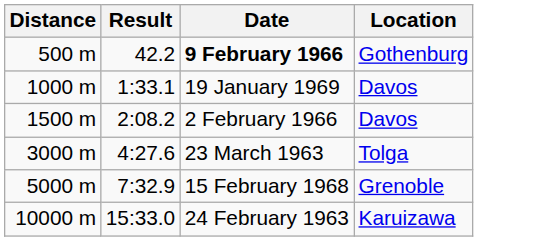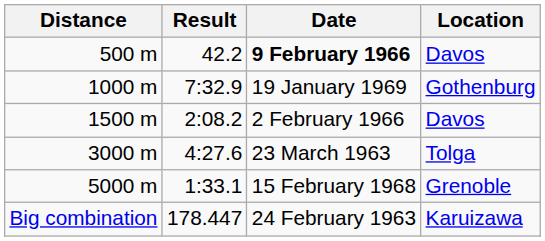(413, 53) Gothenburg -> (455, 53) Davos
(146, 86) 1:33.1 -> (213, 86) 7:32.9
(388, 86) Davos -> (481, 86) Gothenburg
(146, 185) 7:32.9 -> (213, 185) 1:33.1
- row: (56, 218)
+ row: (83, 218)
